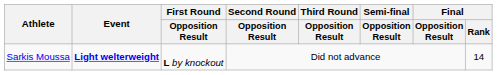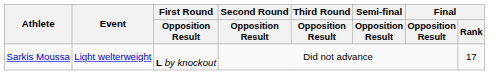(117, 57) bold -> (113, 57) normal
(479, 57) 14 -> (471, 57) 17
